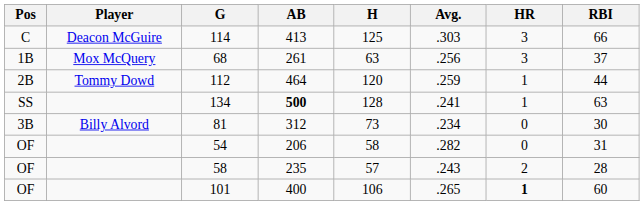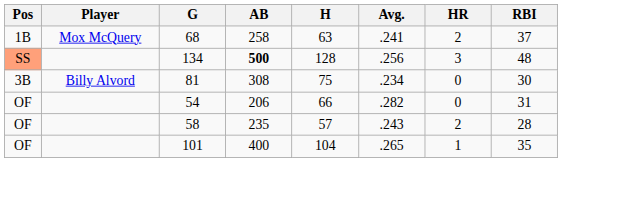- row: (220, 37)
(296, 59) 261 -> (259, 37) 258
(448, 59) .256 -> (392, 37) .241
(525, 59) 3 -> (458, 37) 2
- row: (220, 80)
(26, 102) no background -> (23, 59) lightsalmon background
(448, 102) .241 -> (392, 59) .256
(525, 102) 1 -> (458, 59) 3
(601, 102) 63 -> (524, 59) 48
(296, 124) 312 -> (259, 80) 308
(372, 124) 73 -> (325, 80) 75
(372, 146) 58 -> (325, 102) 66
(372, 189) 106 -> (325, 146) 104
(525, 189) bold -> (458, 146) normal
(601, 189) 60 -> (524, 146) 35
